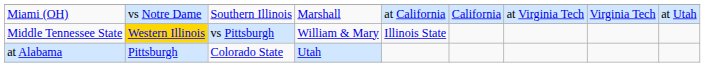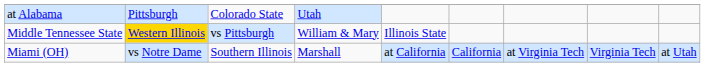rows swapped: (38, 14) <-> (35, 52)
